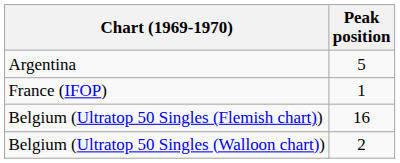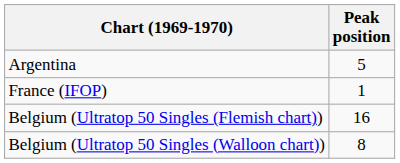(362, 144) 2 -> (362, 144) 8
